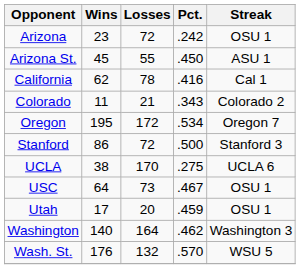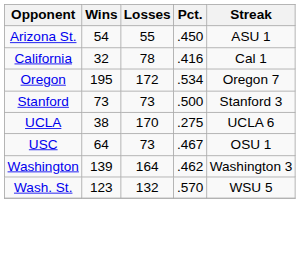- row: (43, 36)
(101, 58) 45 -> (101, 36) 54
(101, 79) 62 -> (101, 58) 32
- row: (43, 101)
(101, 144) 86 -> (101, 101) 73
(147, 144) 72 -> (147, 101) 73
- row: (43, 209)
(101, 230) 140 -> (101, 166) 139
(101, 252) 176 -> (101, 187) 123
